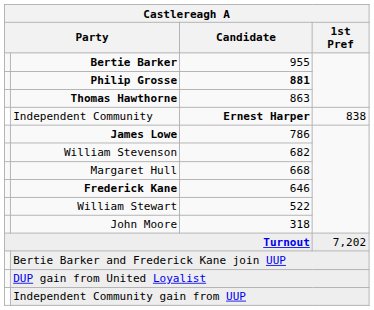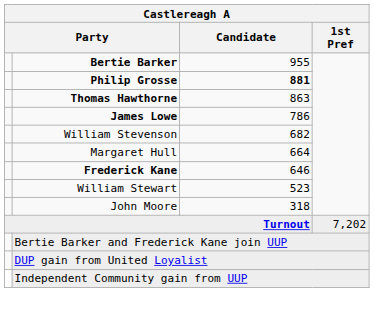- row: (83, 116)
(300, 170) 668 -> (300, 152) 664
(300, 206) 522 -> (300, 188) 523
